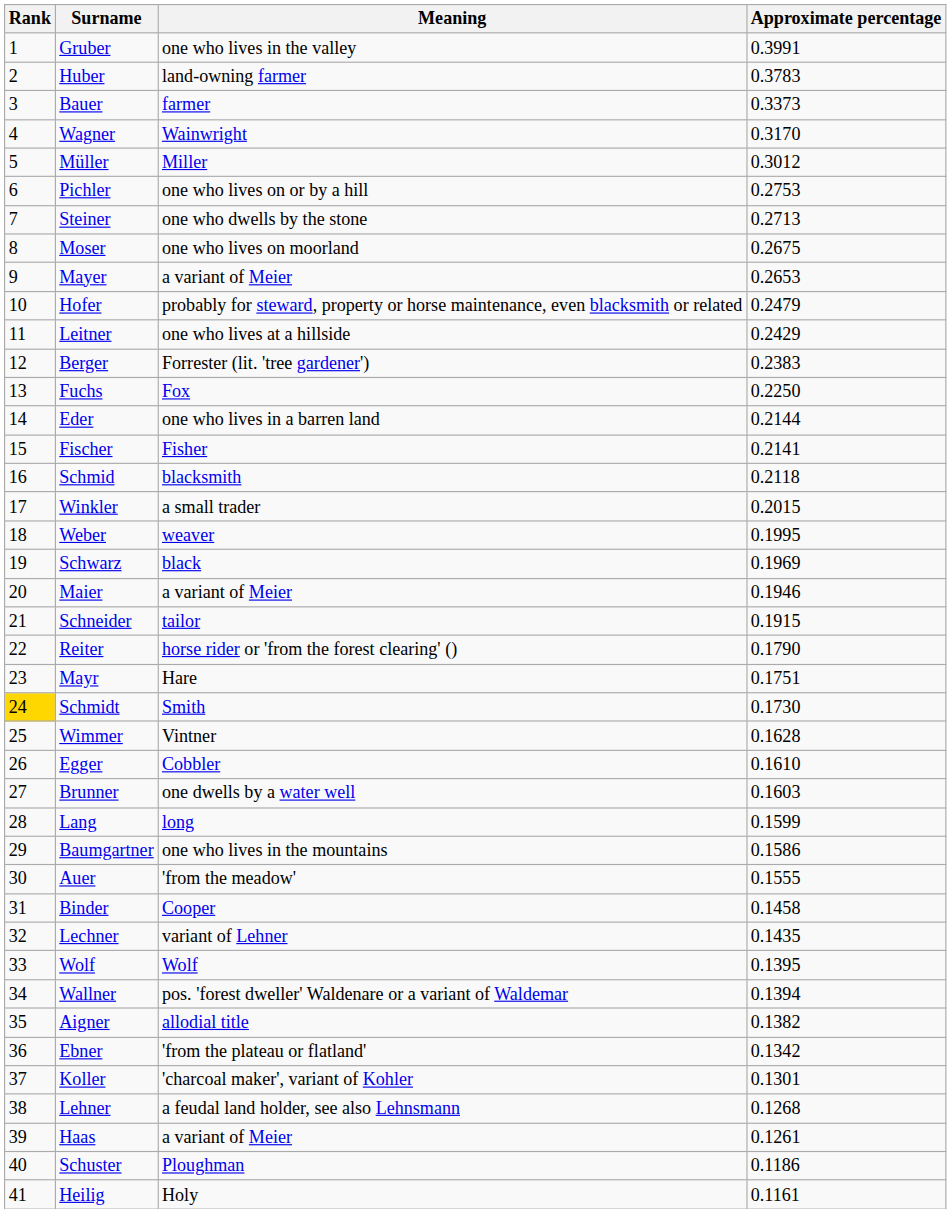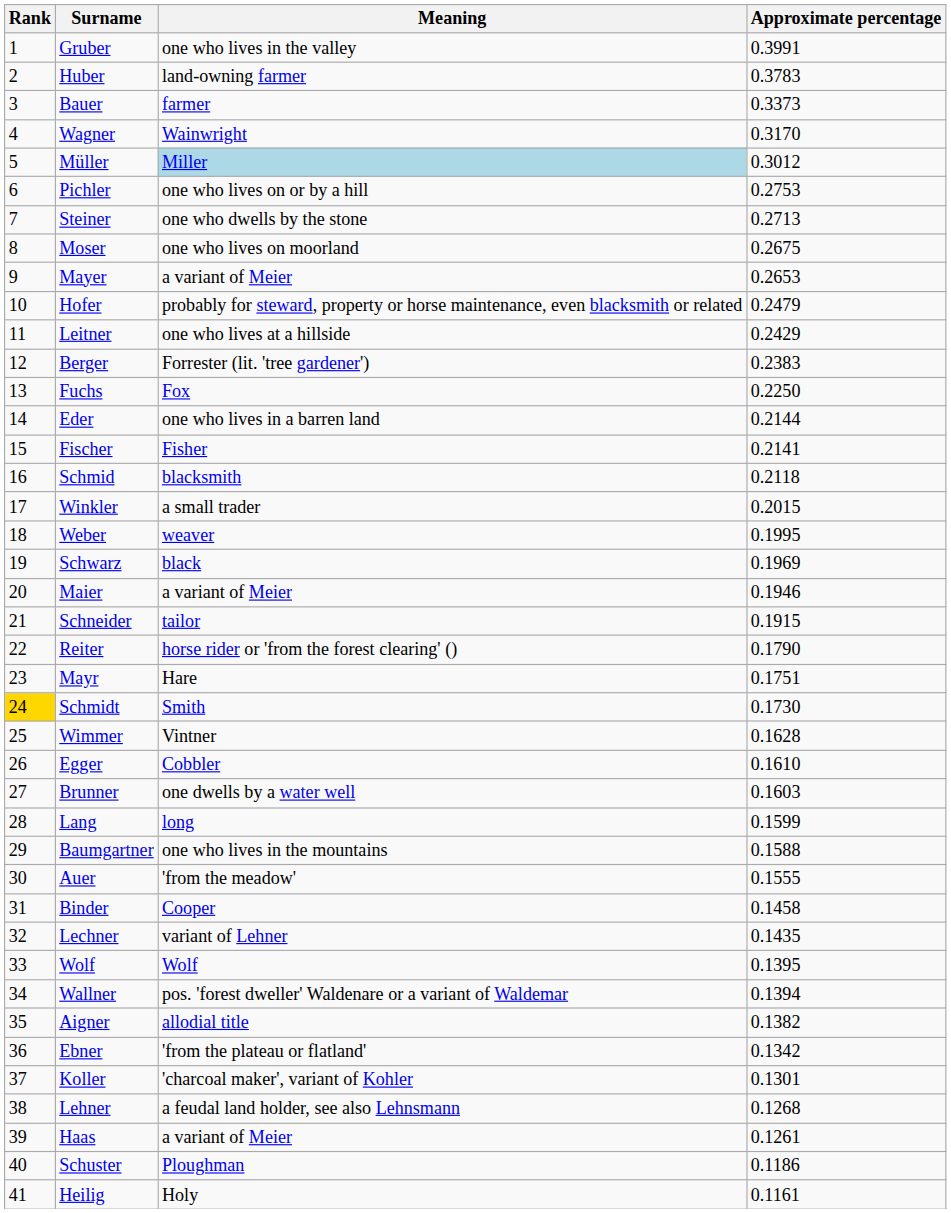(185, 162) no background -> (185, 162) lightblue background
(776, 850) 0.1586 -> (776, 850) 0.1588
